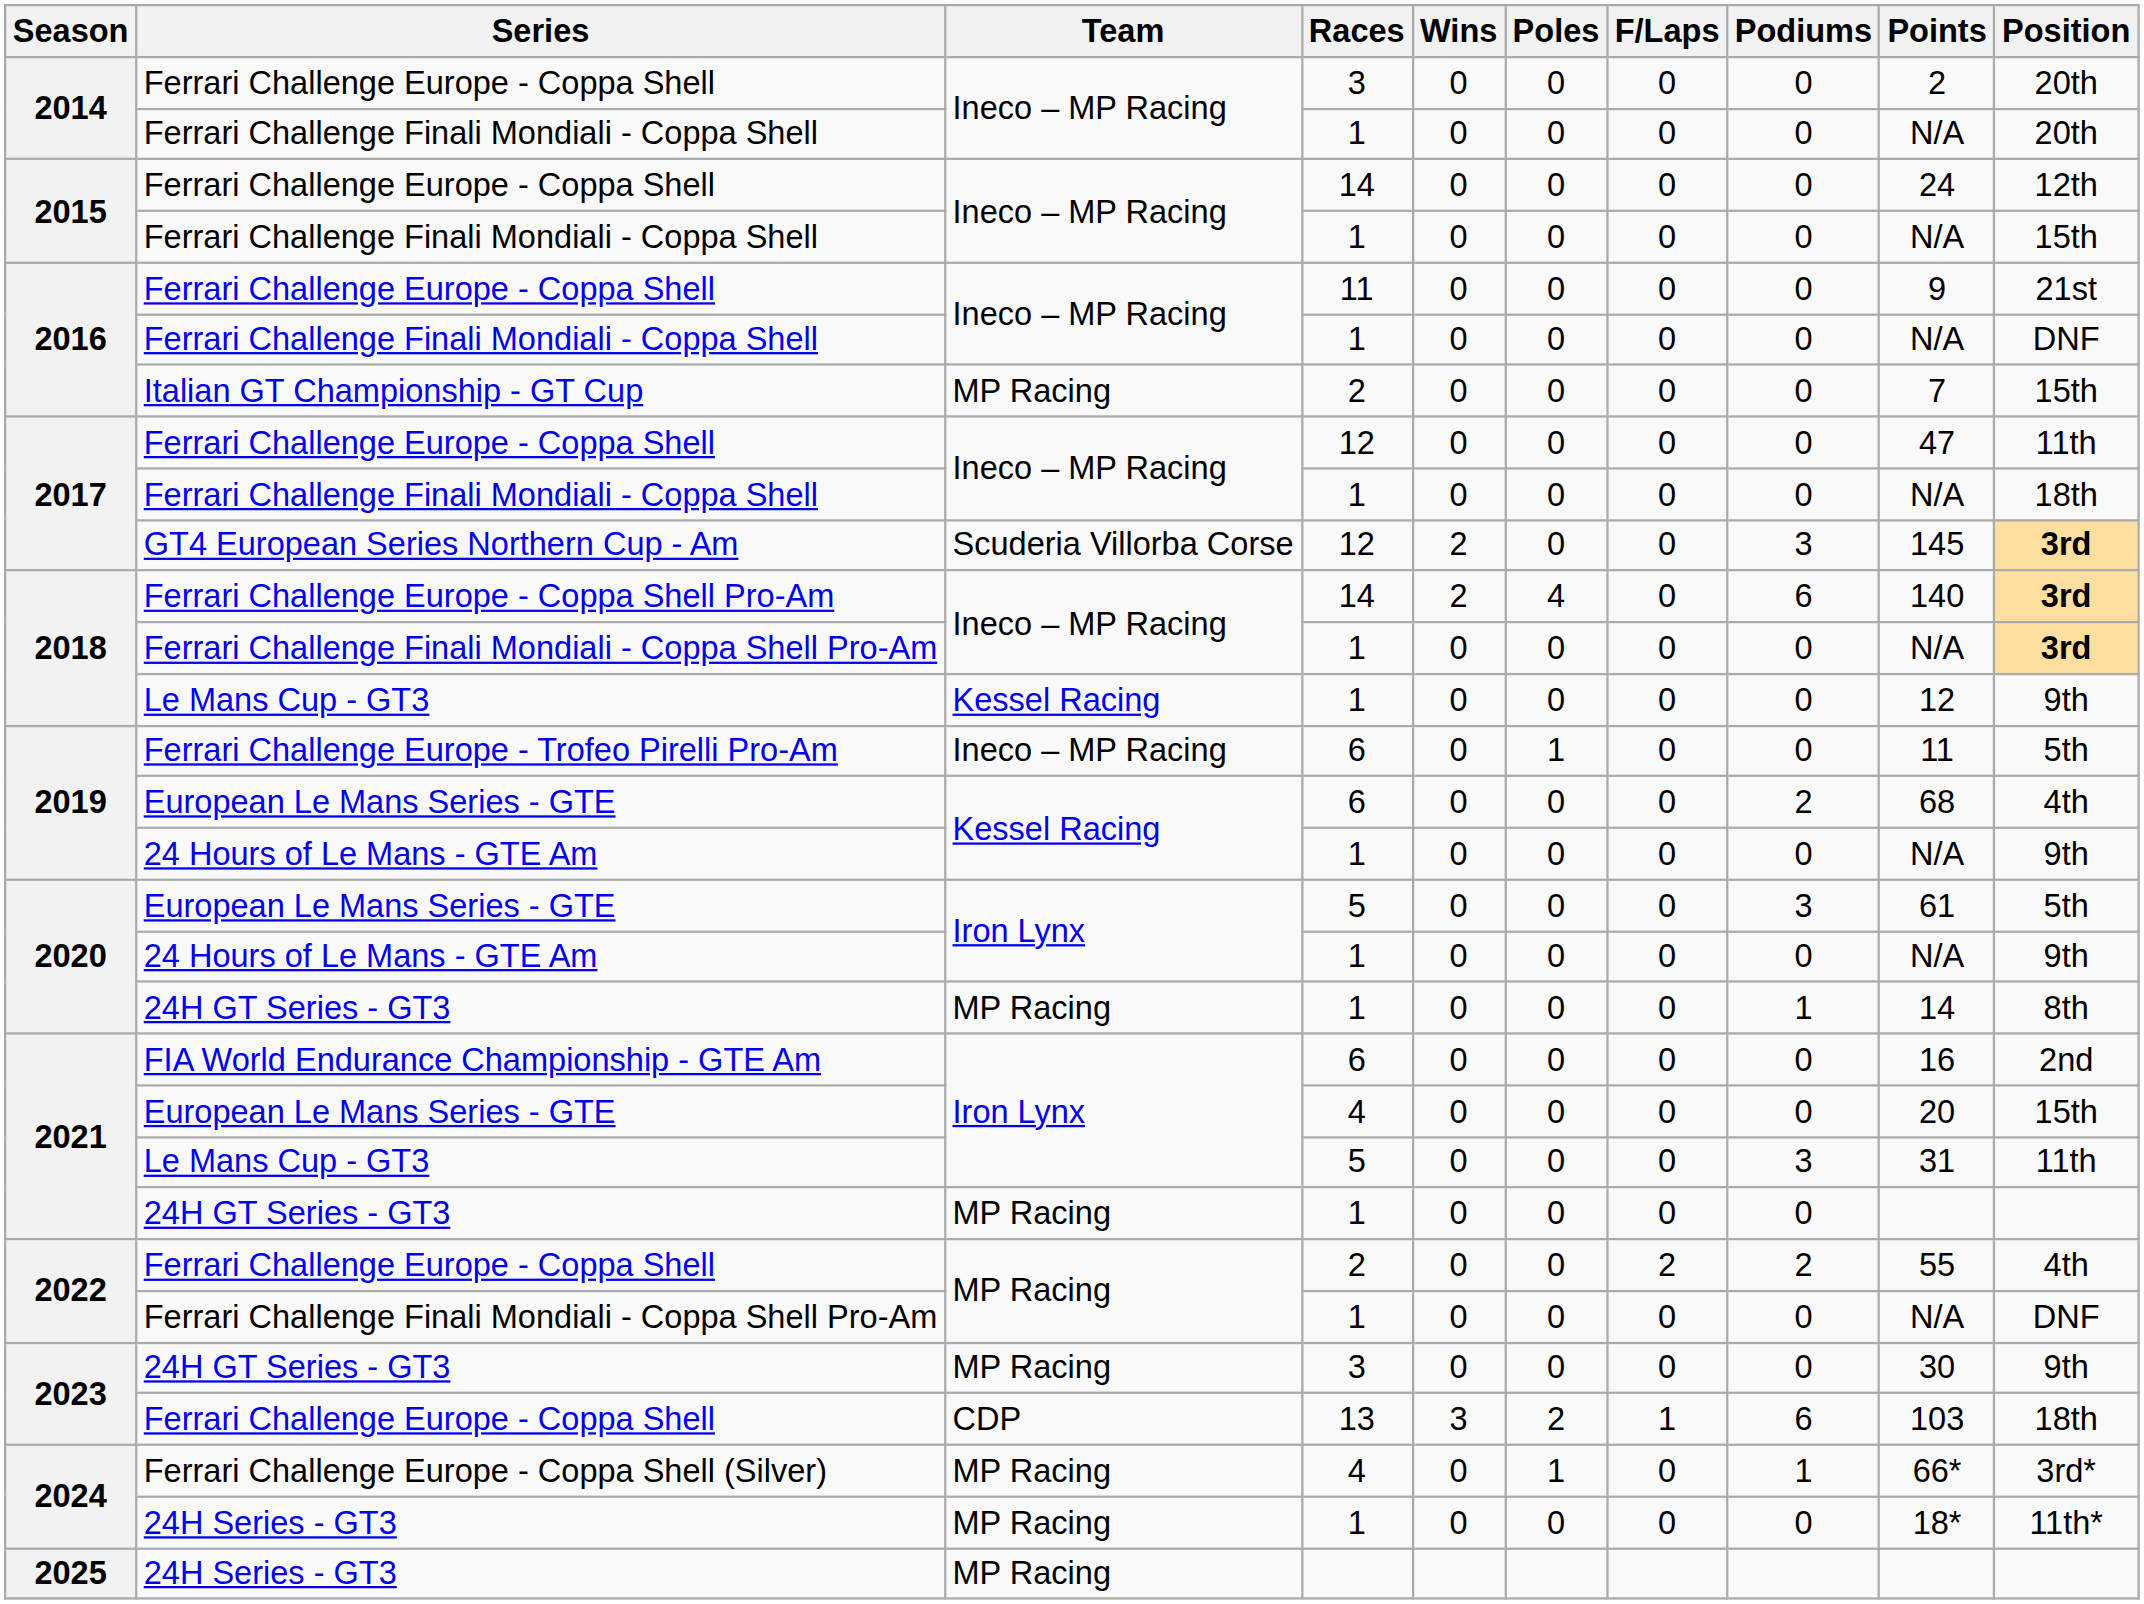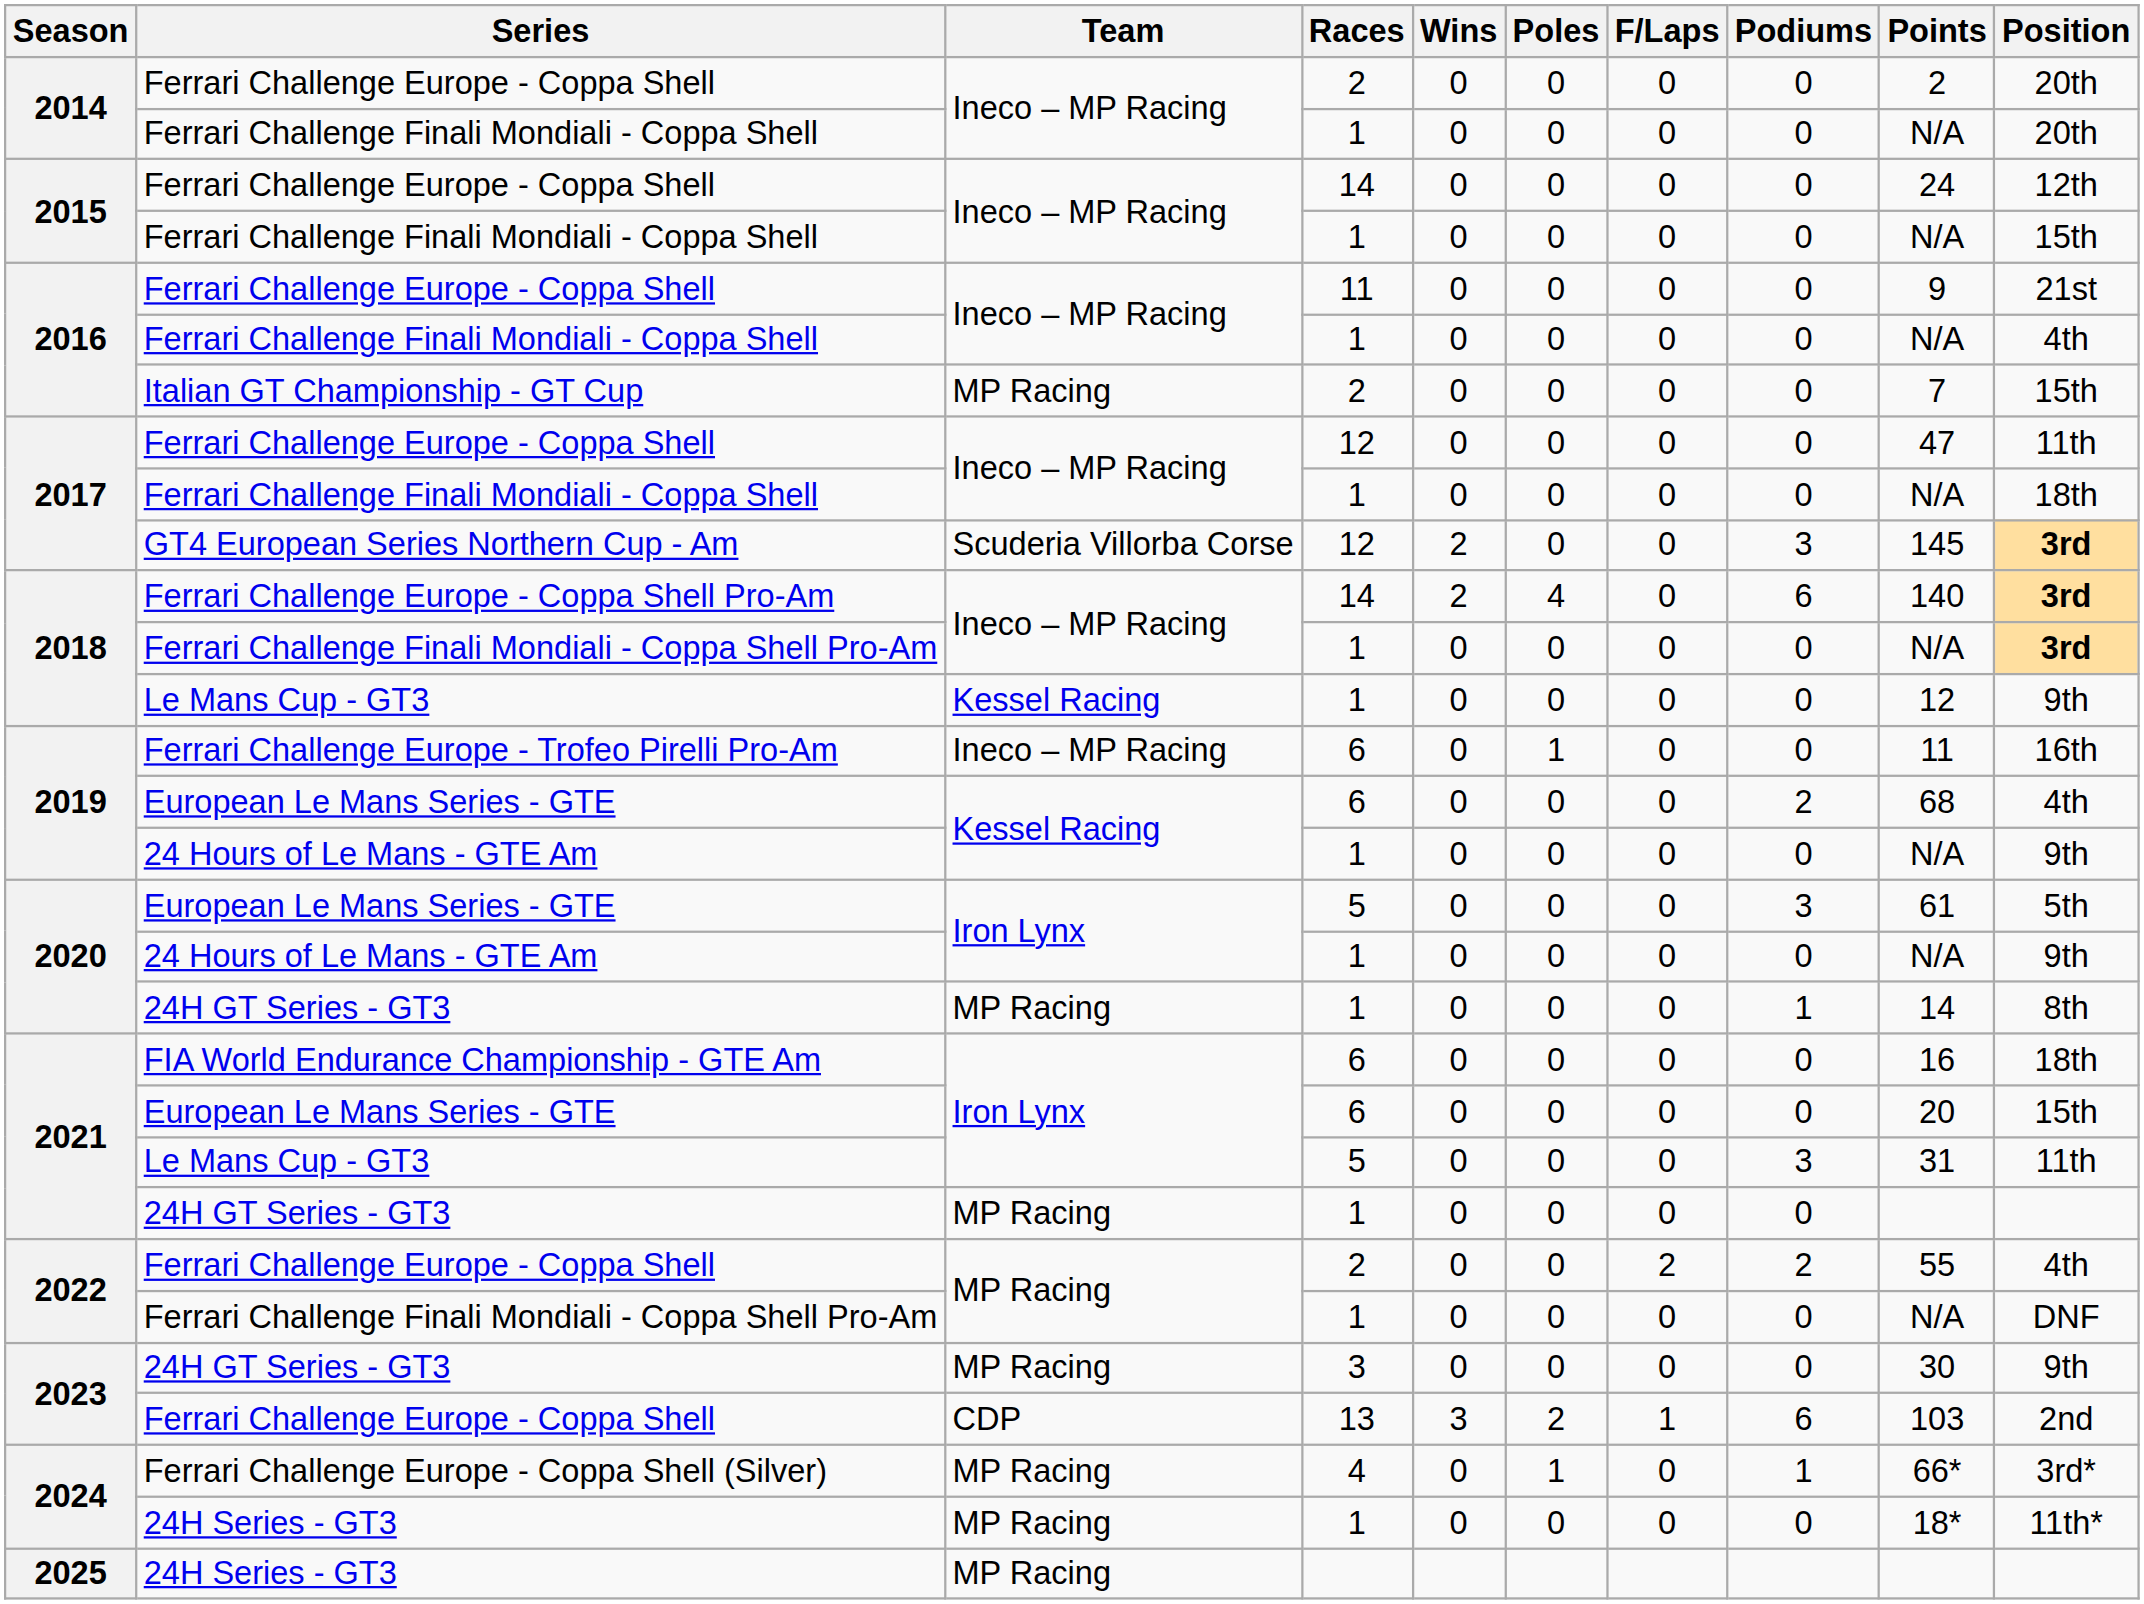(1357, 83) 3 -> (1357, 83) 2
(2066, 340) DNF -> (2066, 340) 4th
(2066, 751) 5th -> (2066, 751) 16th
(2066, 1060) 2nd -> (2066, 1060) 18th
(1357, 1111) 4 -> (1357, 1111) 6
(2066, 1419) 18th -> (2066, 1419) 2nd
